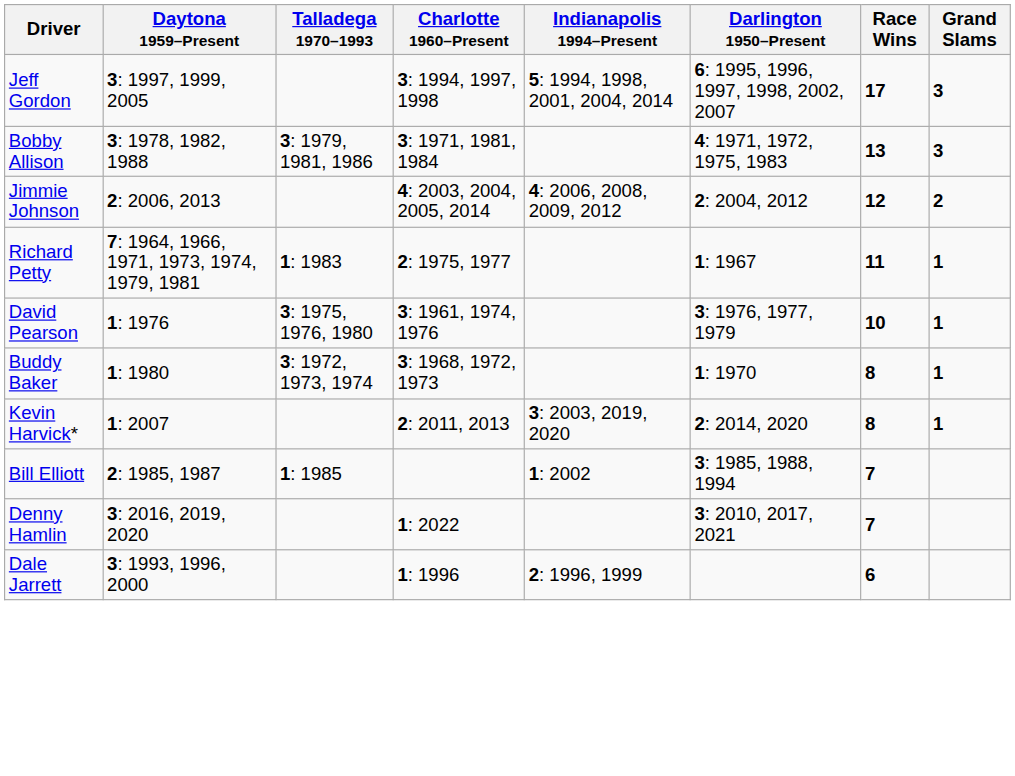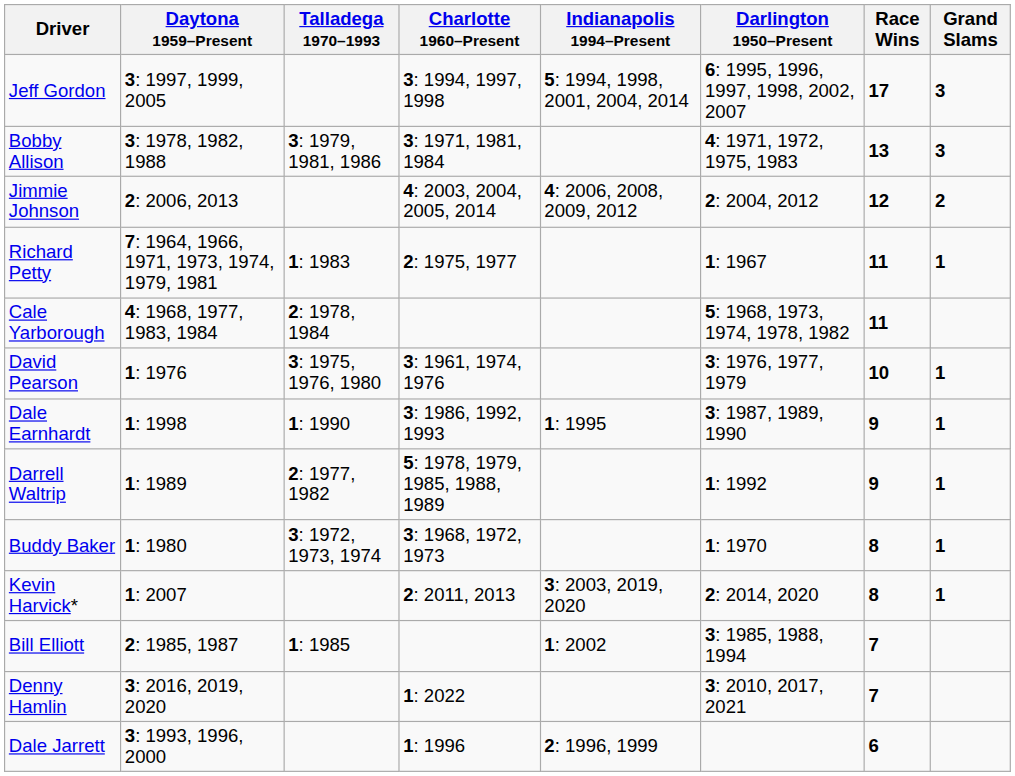+ row: (57, 322)
+ row: (50, 423)
+ row: (37, 484)
